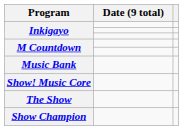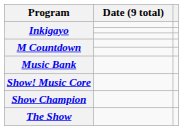rows swapped: (49, 116) <-> (49, 99)
